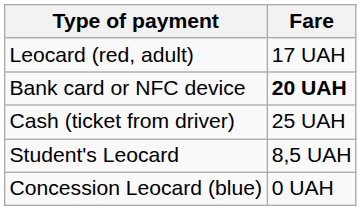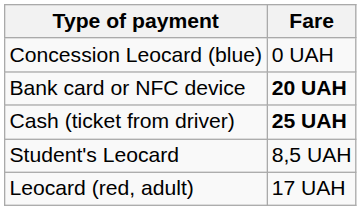rows swapped: (102, 54) <-> (136, 188)
(309, 121) normal -> (309, 121) bold
